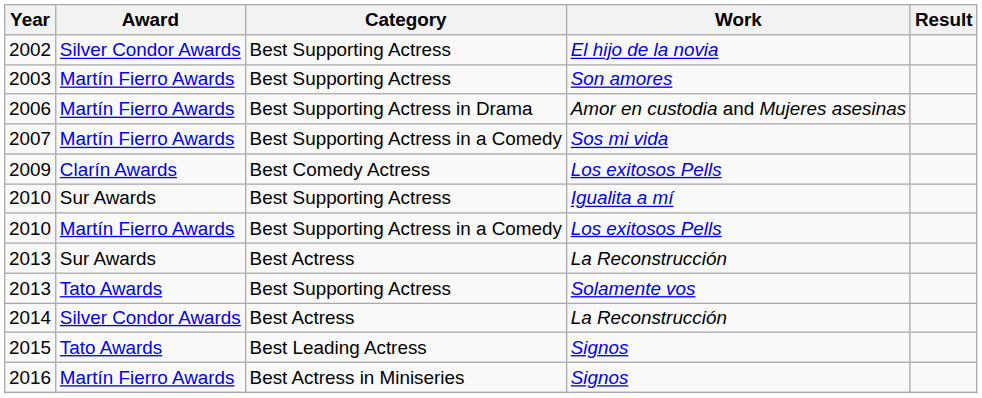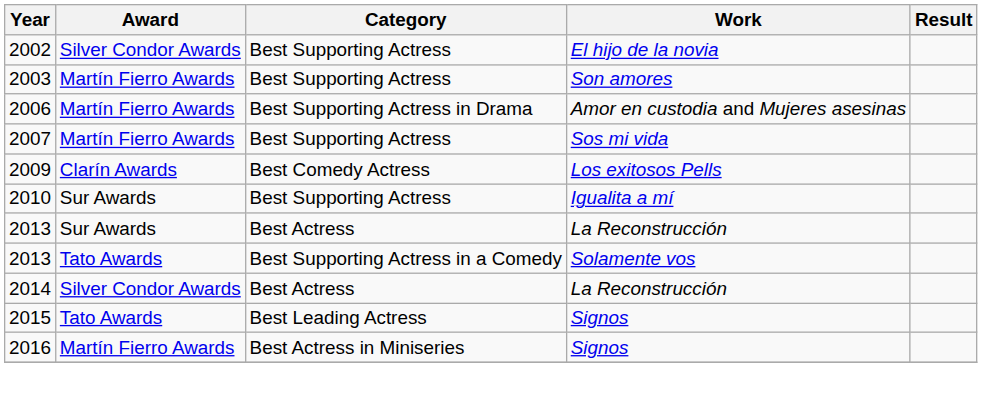(406, 139) Best Supporting Actress in a Comedy -> (350, 139) Best Supporting Actress
- row: (30, 229)
(350, 288) Best Supporting Actress -> (406, 258) Best Supporting Actress in a Comedy
